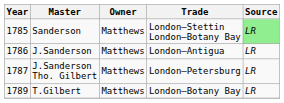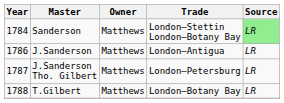(17, 31) 1785 -> (17, 31) 1784
(17, 91) 1789 -> (17, 91) 1788
